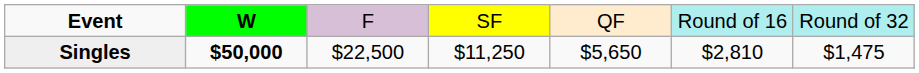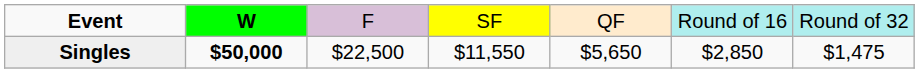(489, 52) $11,250 -> (489, 52) $11,550
(732, 52) $2,810 -> (732, 52) $2,850
